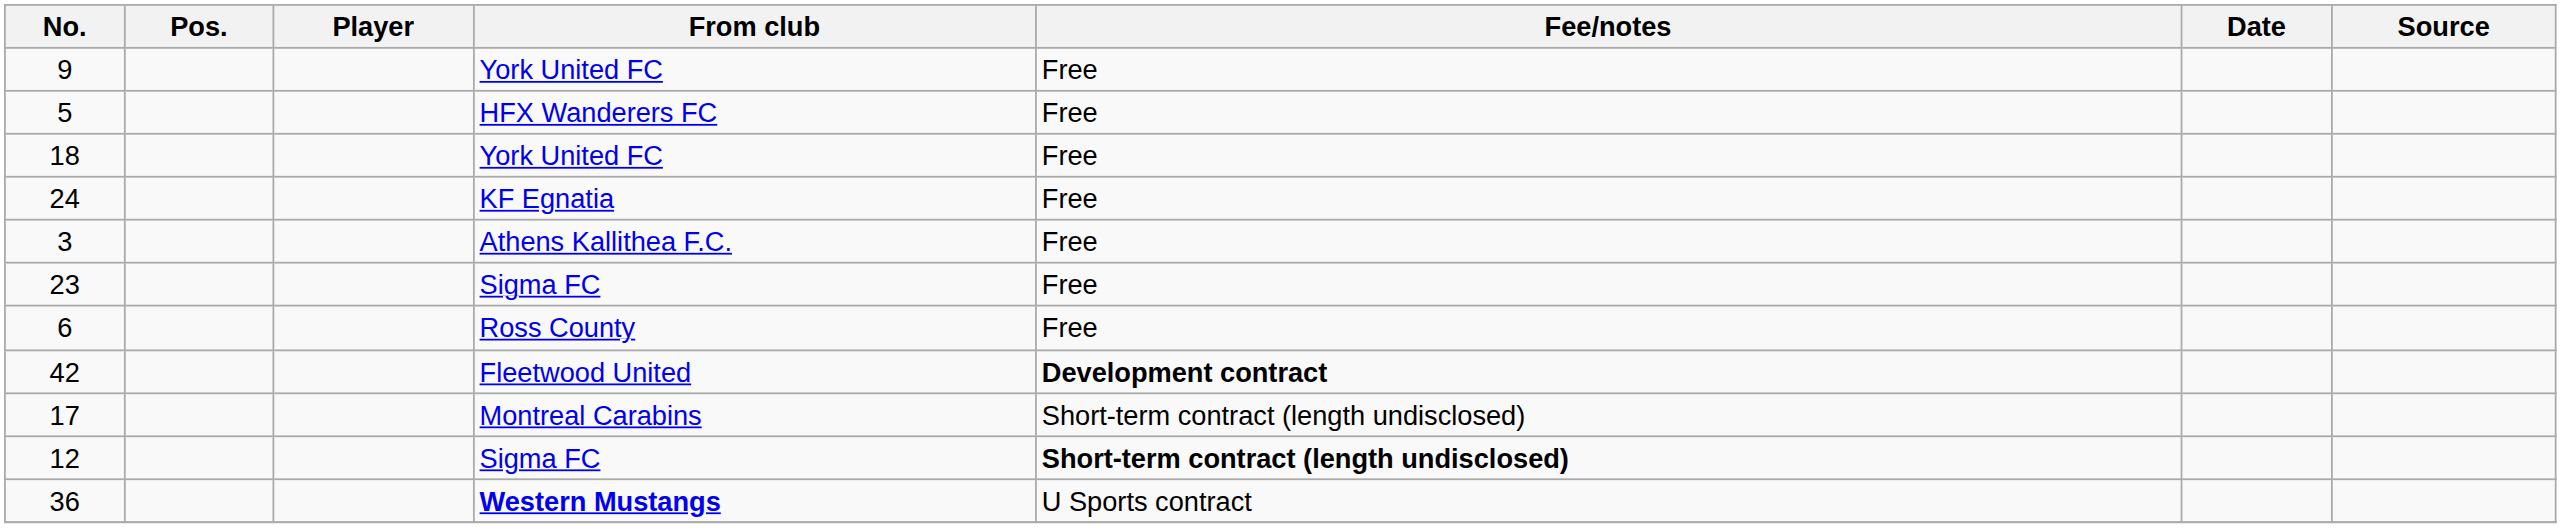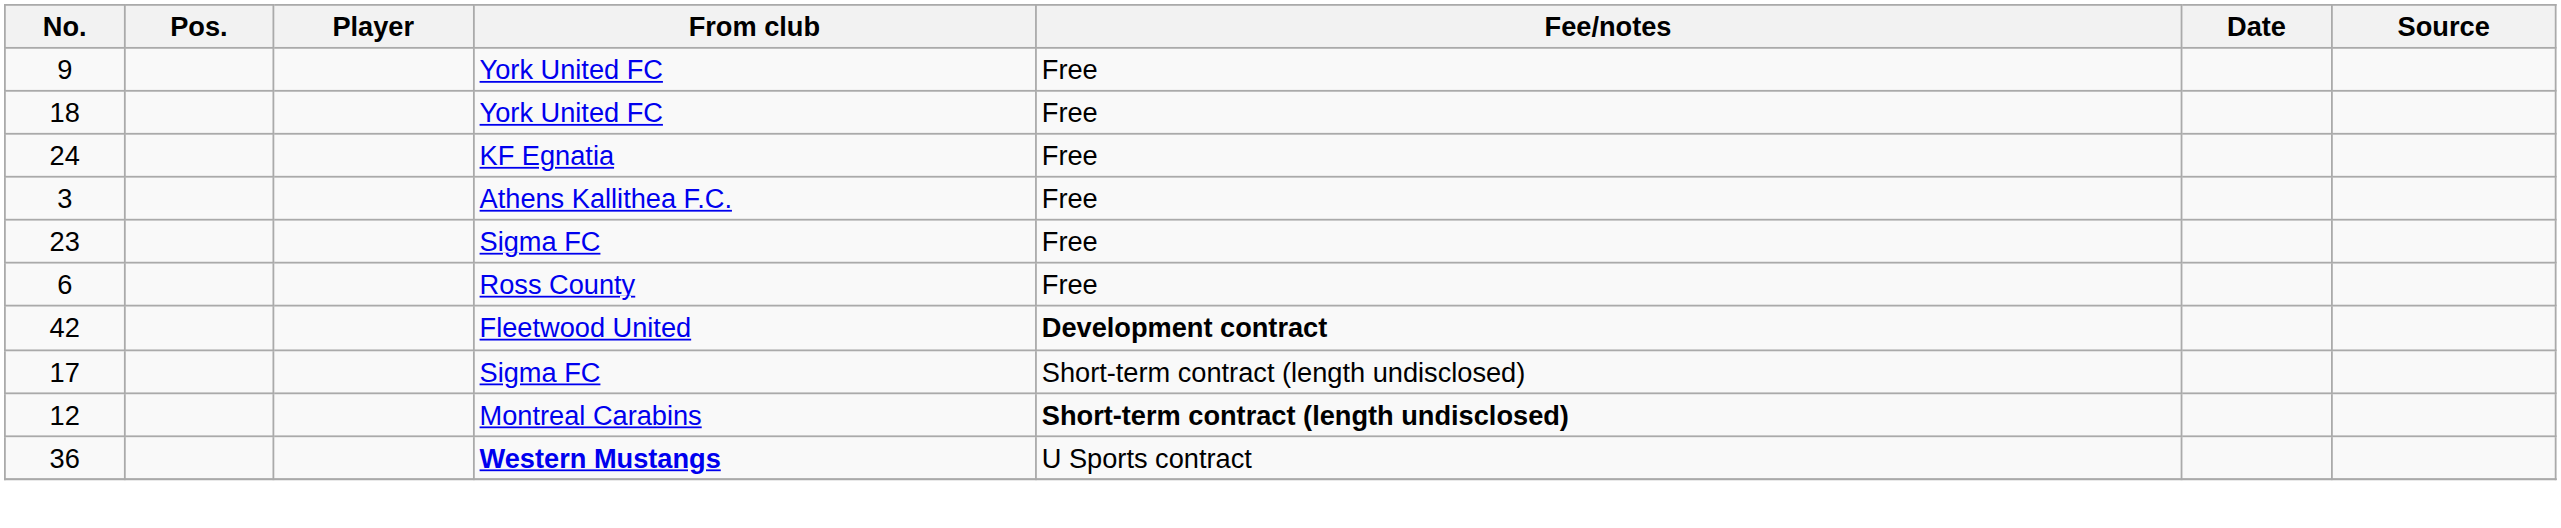- row: (65, 113)
(591, 414) Montreal Carabins -> (540, 371) Sigma FC
(540, 457) Sigma FC -> (591, 414) Montreal Carabins
